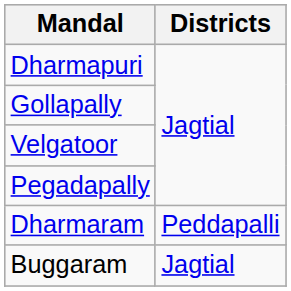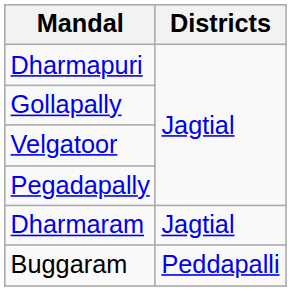(220, 225) Peddapalli -> (198, 225) Jagtial
(198, 265) Jagtial -> (220, 265) Peddapalli
